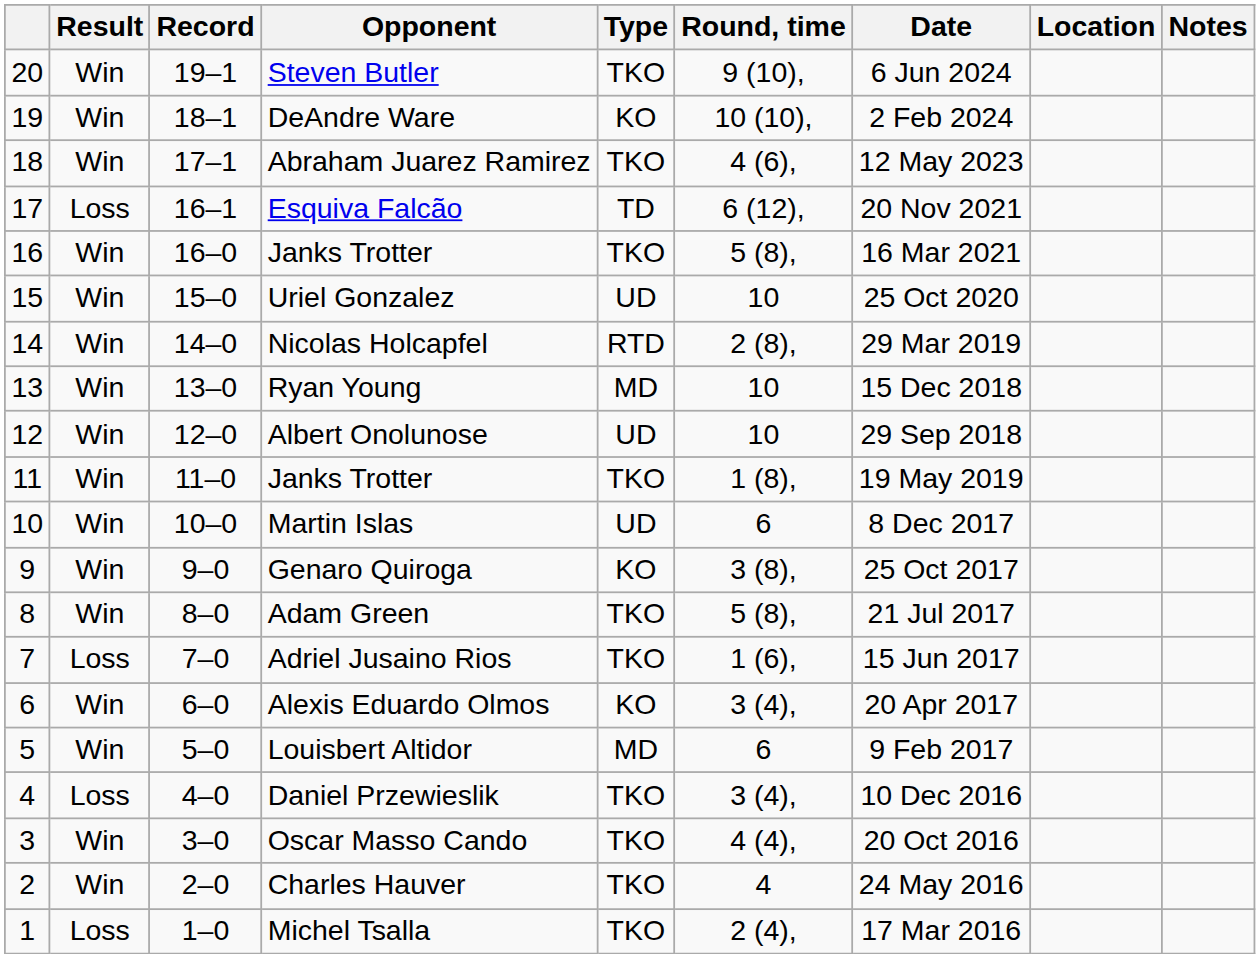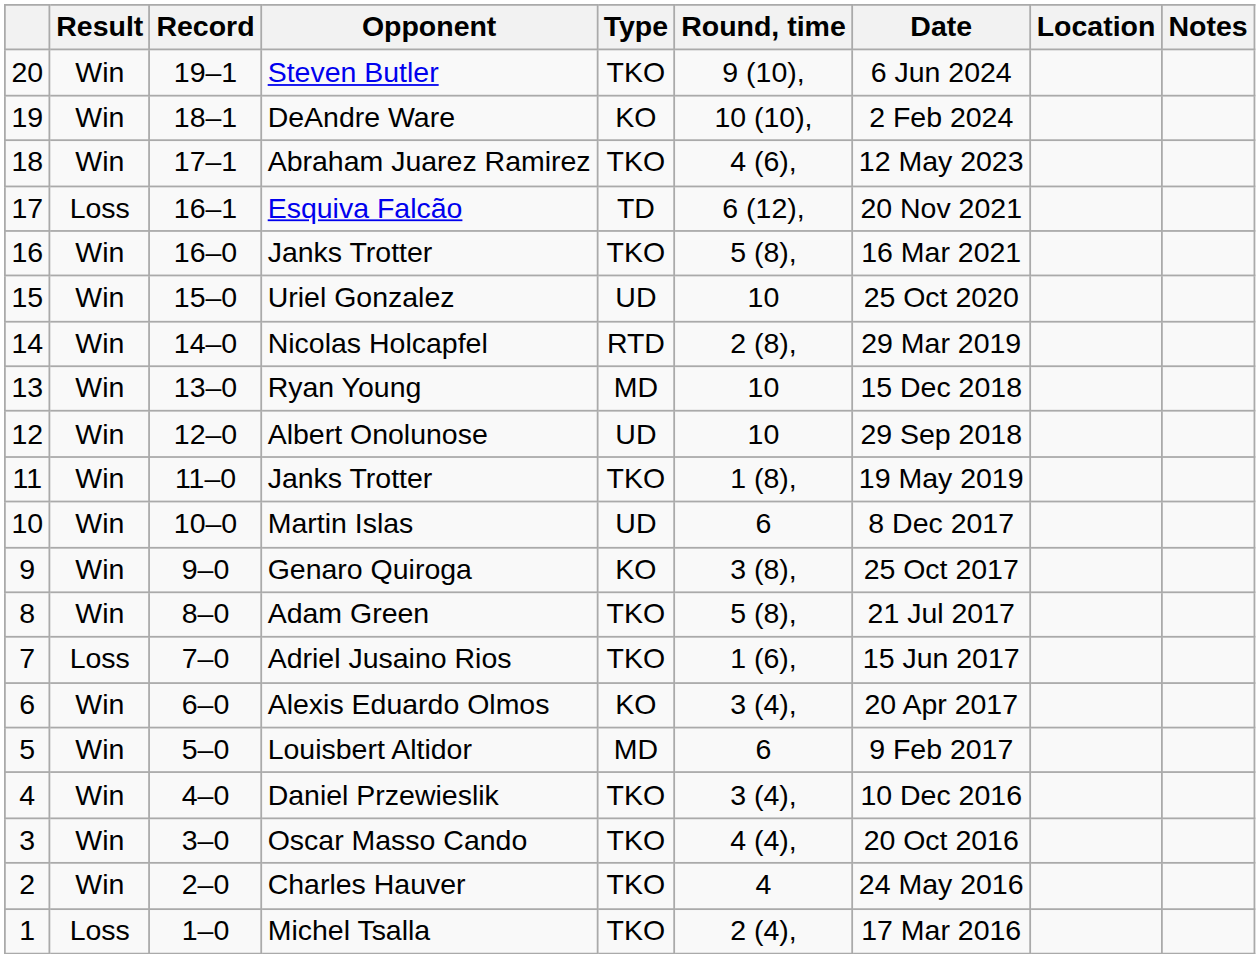(100, 794) Loss -> (100, 794) Win
